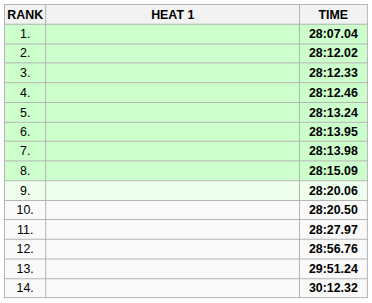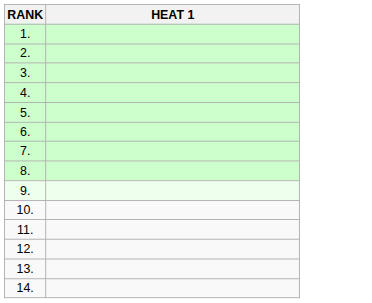- column: (333, 15)
